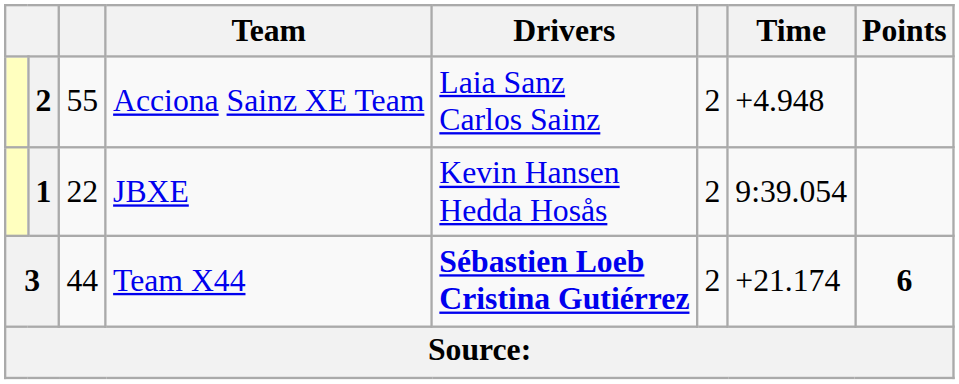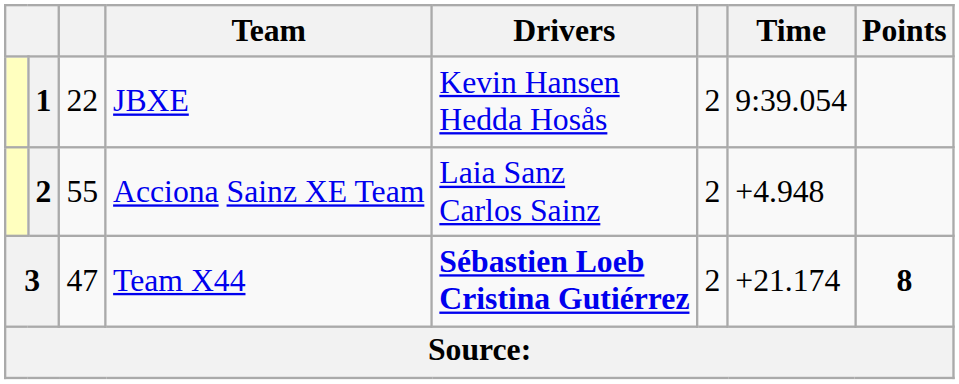rows swapped: (151, 190) <-> (269, 101)
(82, 280) 44 -> (82, 280) 47
(904, 280) 6 -> (904, 280) 8
